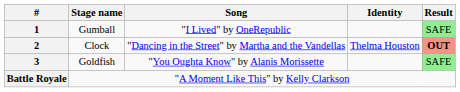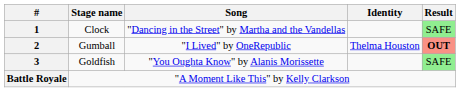(97, 29) Gumball -> (97, 29) Clock
(236, 29) "I Lived" by OneRepublic -> (236, 29) "Dancing in the Street" by Martha and the Vandellas
(97, 45) Clock -> (97, 45) Gumball
(236, 45) "Dancing in the Street" by Martha and the Vandellas -> (236, 45) "I Lived" by OneRepublic
